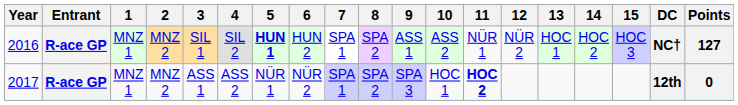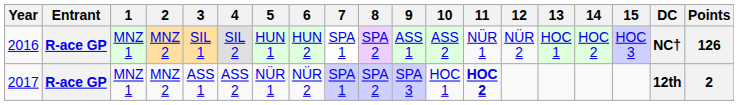(270, 45) bold -> (270, 45) normal
(709, 45) 127 -> (709, 45) 126
(709, 82) 0 -> (709, 82) 2
